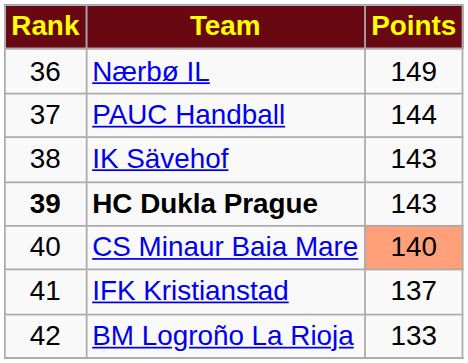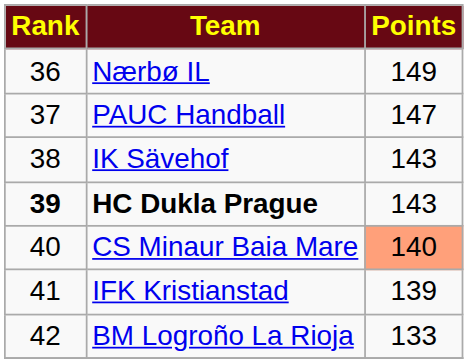(414, 114) 144 -> (414, 114) 147
(414, 291) 137 -> (414, 291) 139
